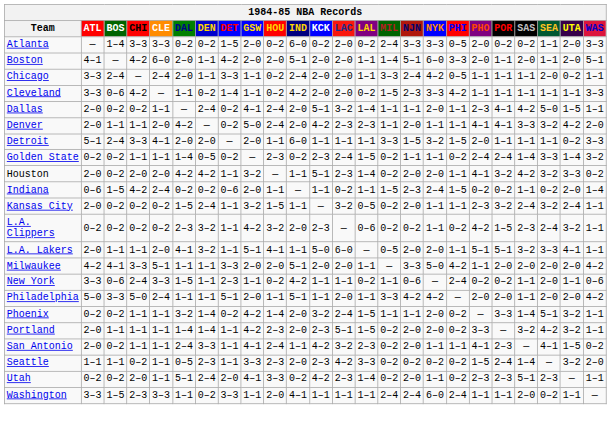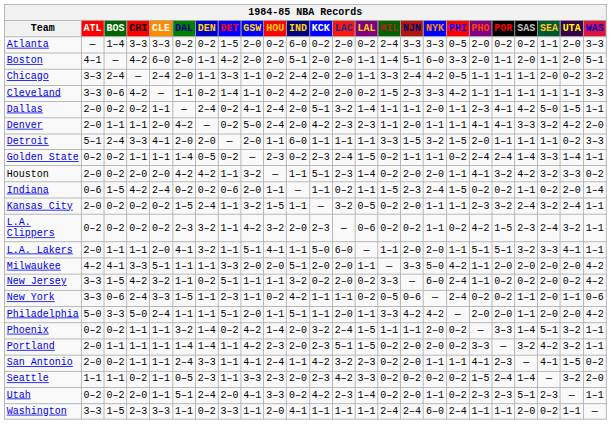(595, 77) 1–1 -> (595, 77) 3–2
(595, 158) 3–2 -> (595, 158) 1–1
(389, 250) 0–5 -> (389, 250) 1–1
+ row: (37, 283)
(389, 283) 1–1 -> (389, 299) 0–5
